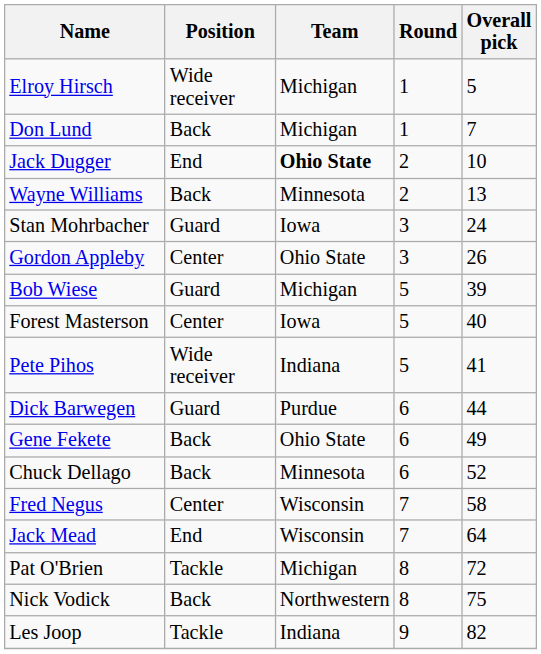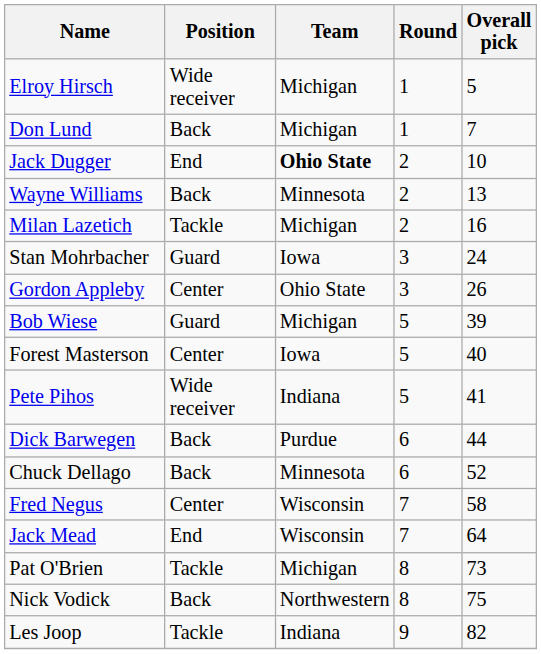+ row: (71, 225)
(195, 408) Guard -> (190, 440) Back
- row: (60, 440)
(477, 568) 72 -> (477, 568) 73
